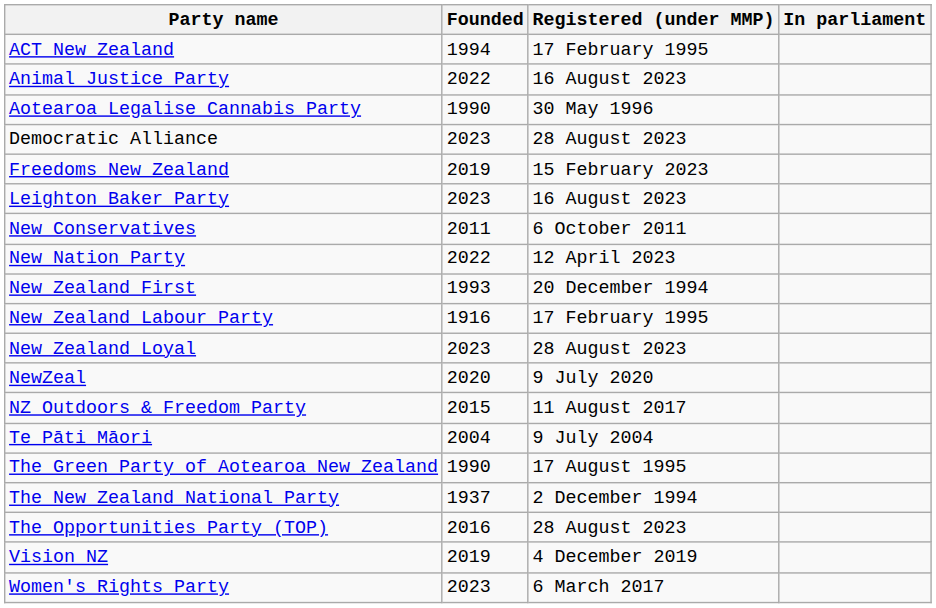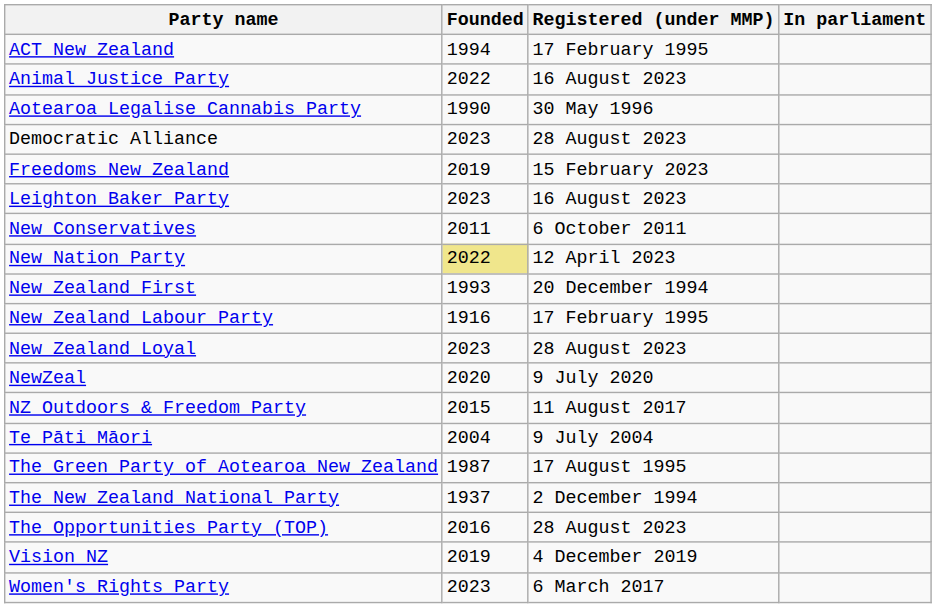(469, 259) no background -> (469, 259) khaki background
(469, 468) 1990 -> (469, 468) 1987
